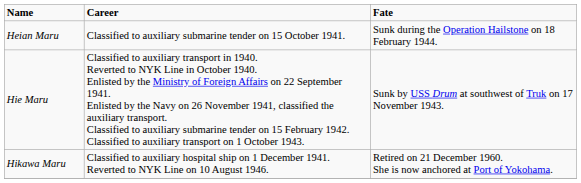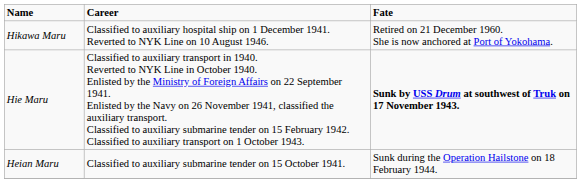rows swapped: (36, 164) <-> (33, 35)
(473, 99) normal -> (471, 99) bold
